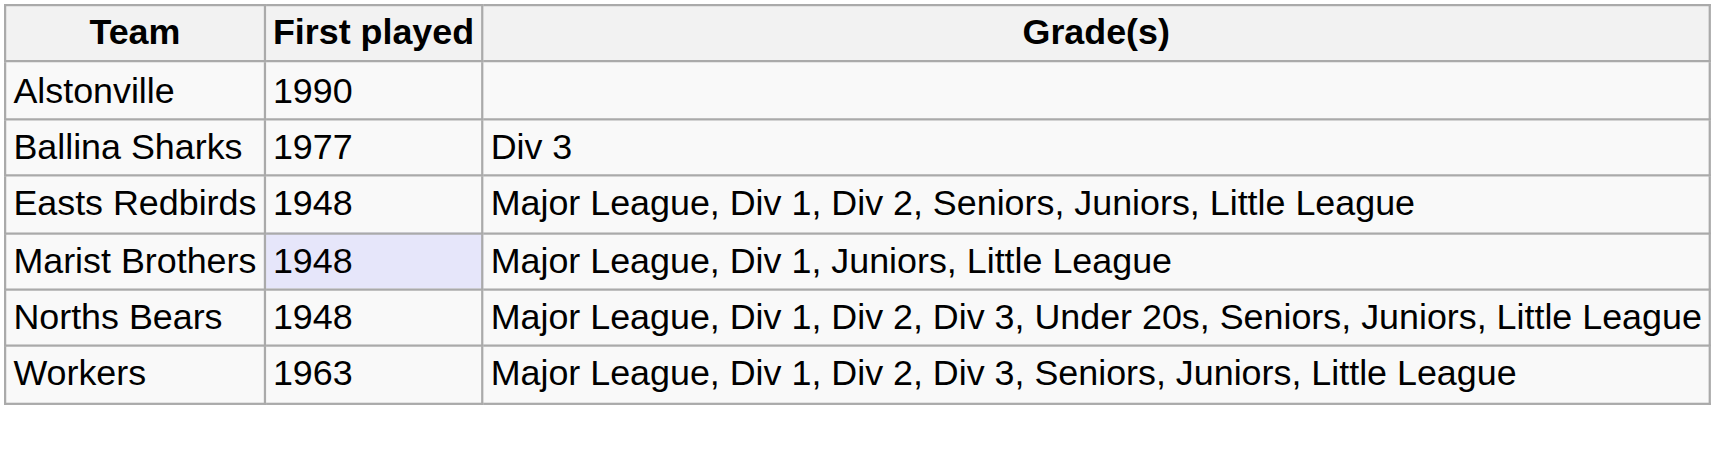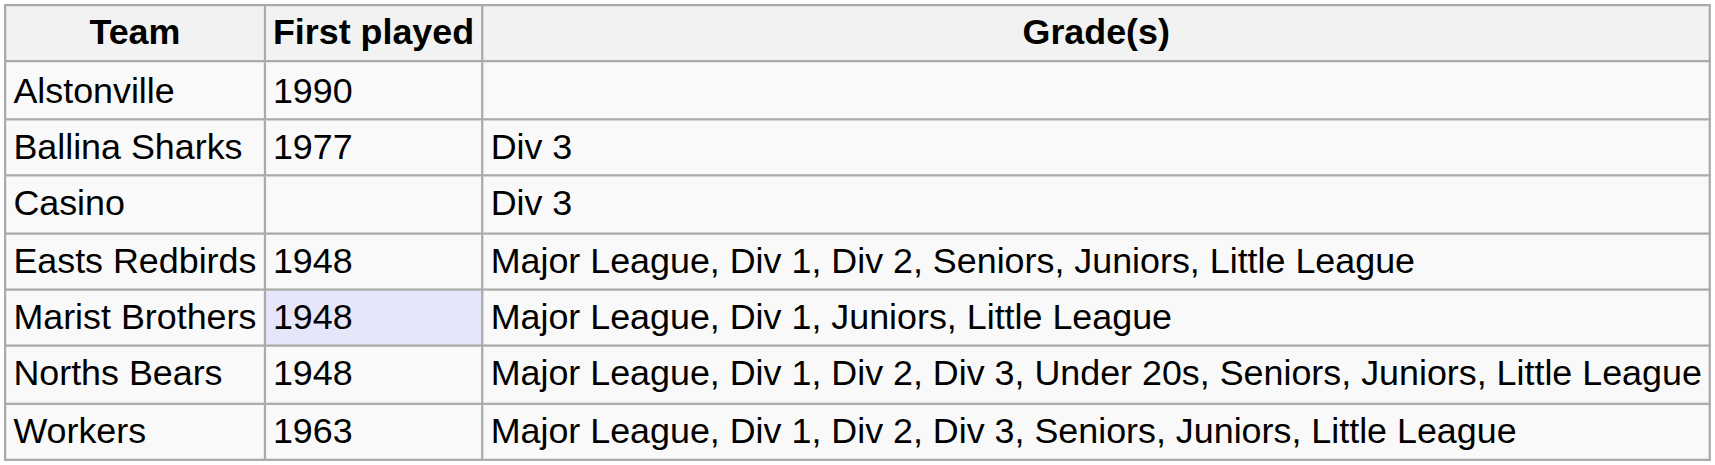+ row: (69, 203)
